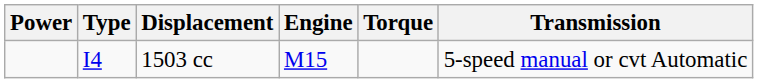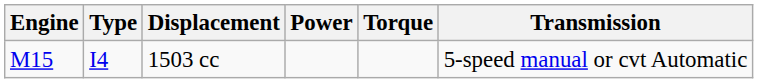columns swapped: (318, 22) <-> (41, 22)
